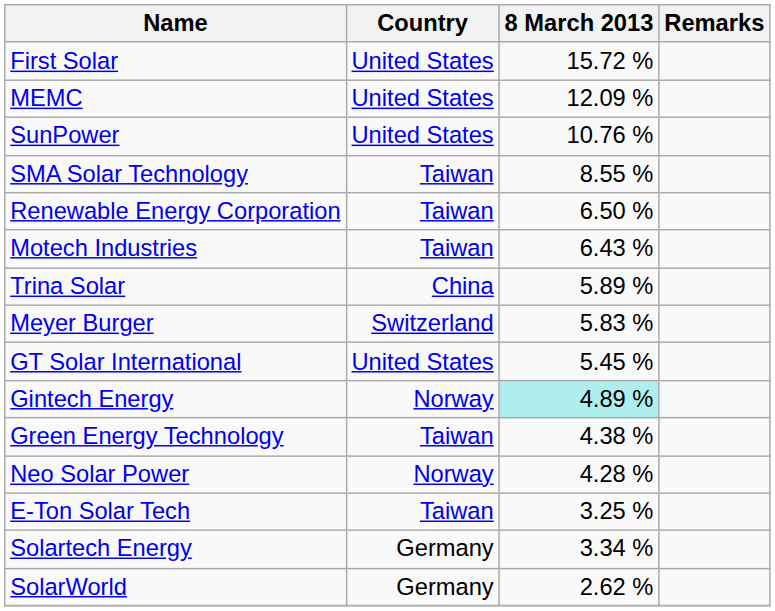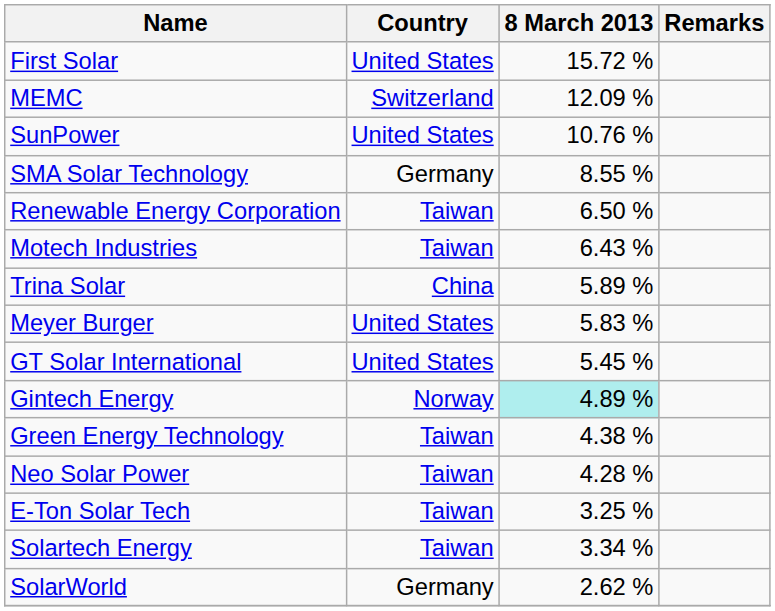(423, 98) United States -> (432, 98) Switzerland
(457, 173) Taiwan -> (445, 173) Germany
(432, 323) Switzerland -> (423, 323) United States
(454, 473) Norway -> (457, 473) Taiwan
(445, 549) Germany -> (457, 549) Taiwan
